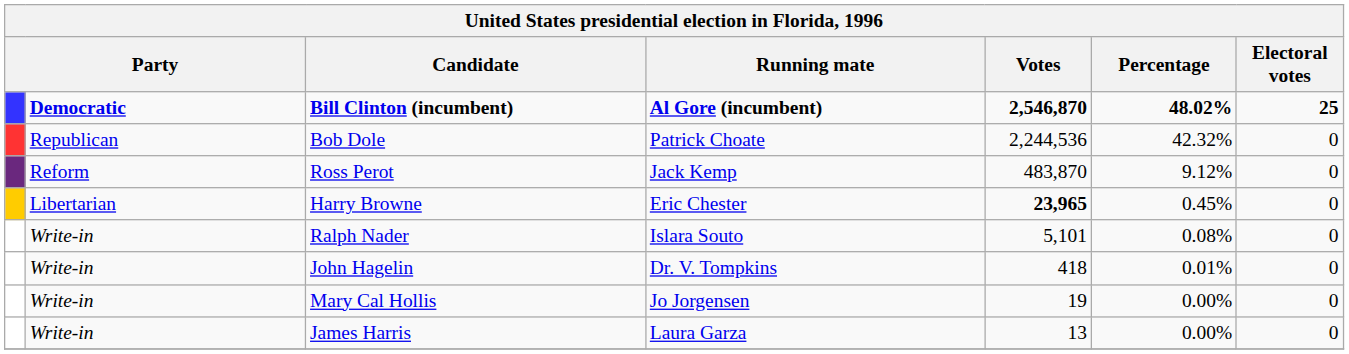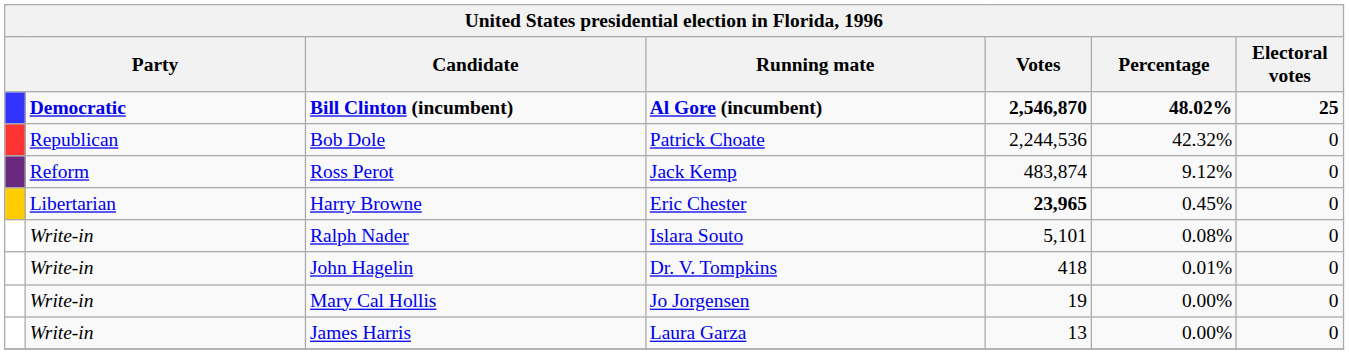(1055, 172) 483,870 -> (1055, 172) 483,874
